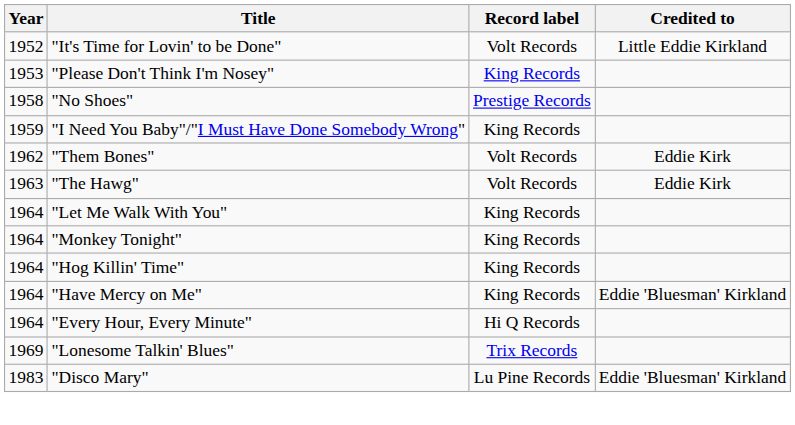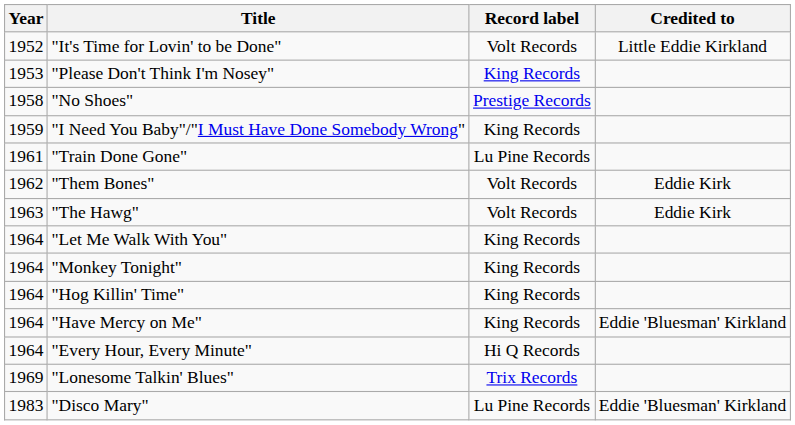+ row: (119, 156)
